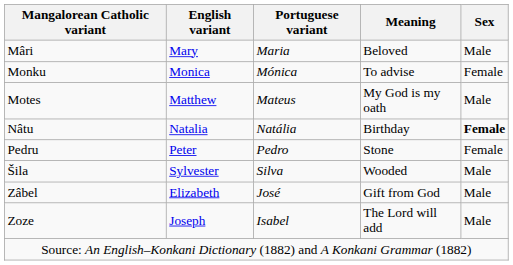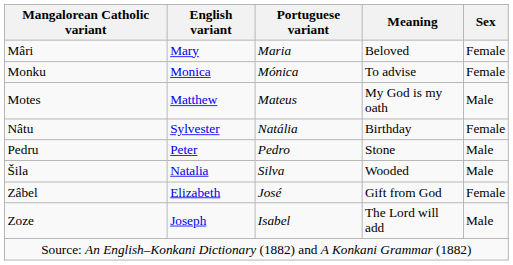(477, 51) Male -> (486, 51) Female
(188, 129) Natalia -> (195, 129) Sylvester
(484, 129) bold -> (486, 129) normal
(483, 150) Female -> (480, 150) Male
(194, 171) Sylvester -> (189, 171) Natalia
(477, 192) Male -> (486, 192) Female
